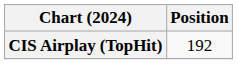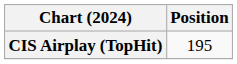(199, 44) 192 -> (199, 44) 195
